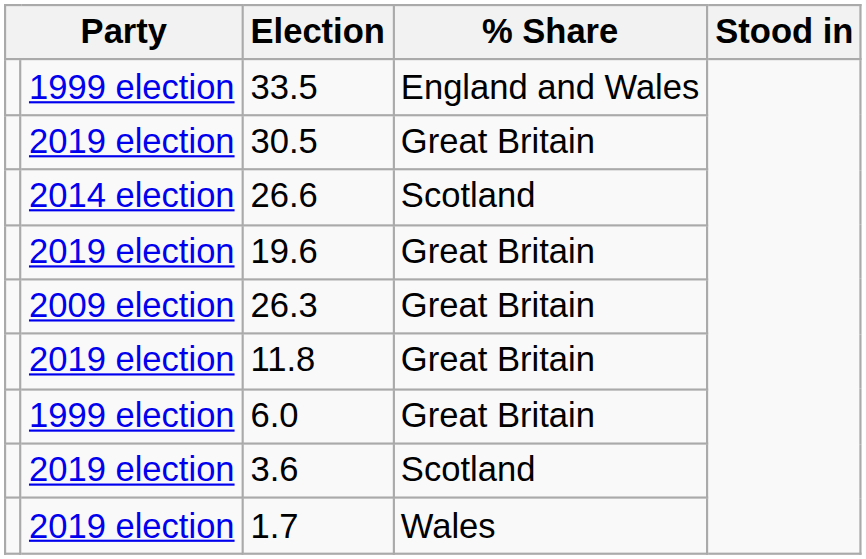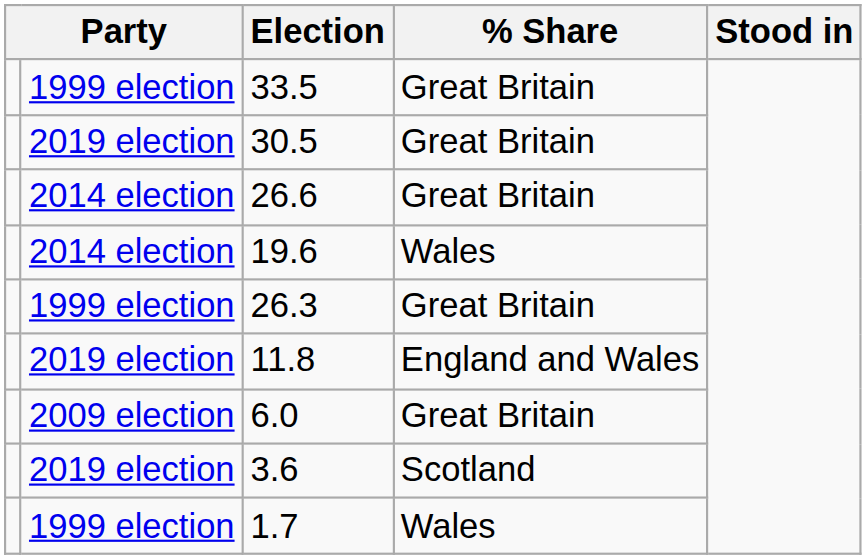(550, 86) England and Wales -> (498, 86) Great Britain
(468, 196) Scotland -> (498, 196) Great Britain
(132, 251) 2019 election -> (132, 251) 2014 election
(498, 251) Great Britain -> (448, 251) Wales
(132, 305) 2009 election -> (132, 305) 1999 election
(498, 360) Great Britain -> (550, 360) England and Wales
(132, 415) 1999 election -> (132, 415) 2009 election
(132, 525) 2019 election -> (132, 525) 1999 election
